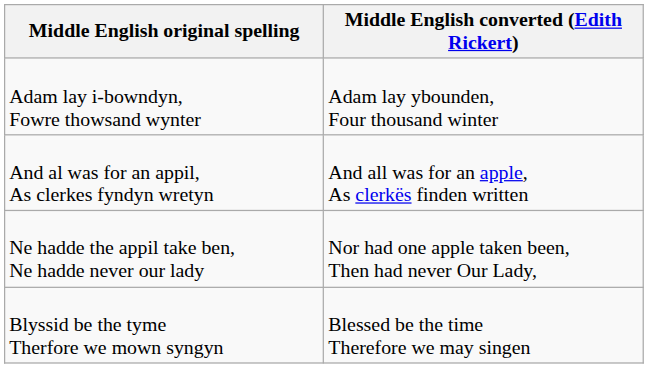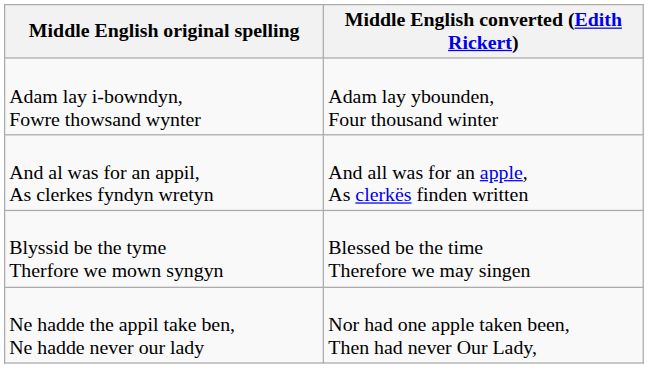rows swapped: (122, 259) <-> (116, 335)
